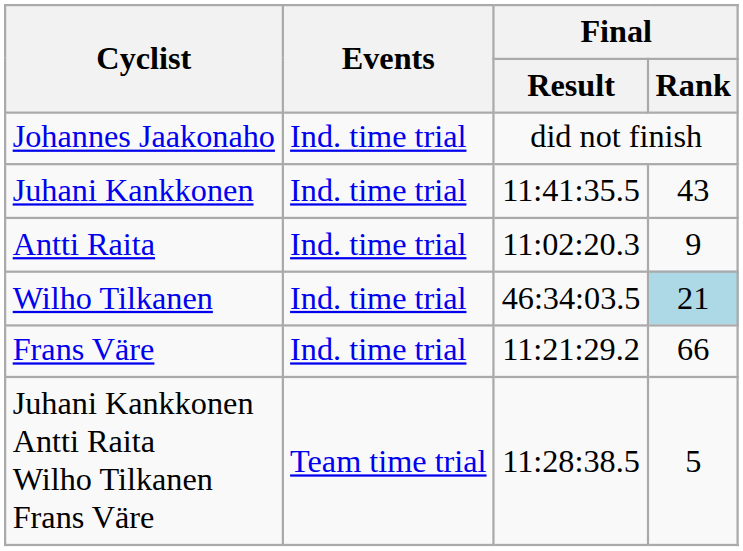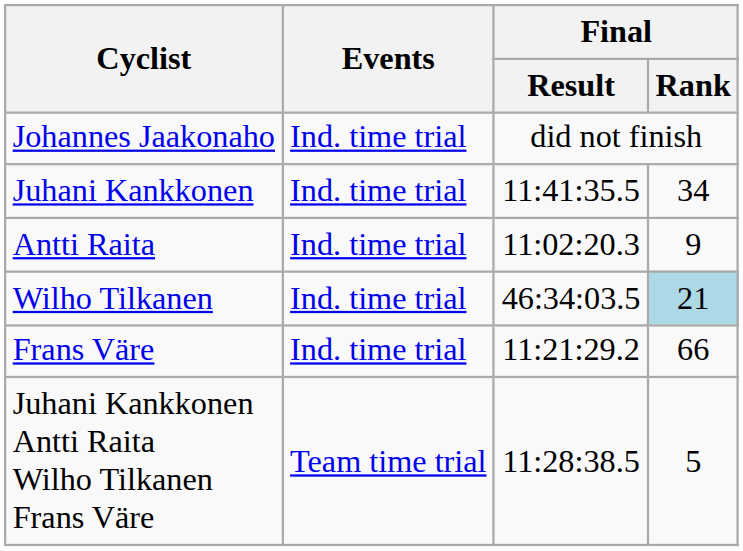(693, 191) 43 -> (693, 191) 34
